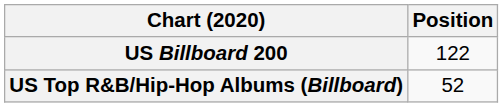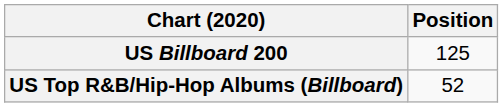(453, 53) 122 -> (453, 53) 125
